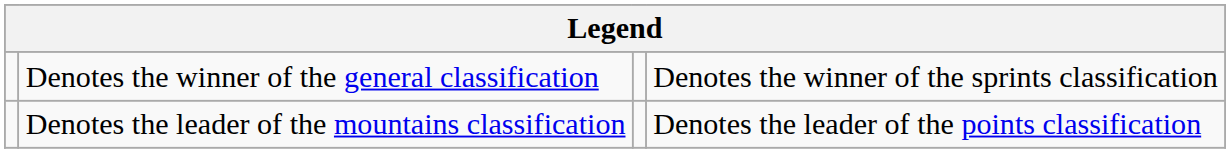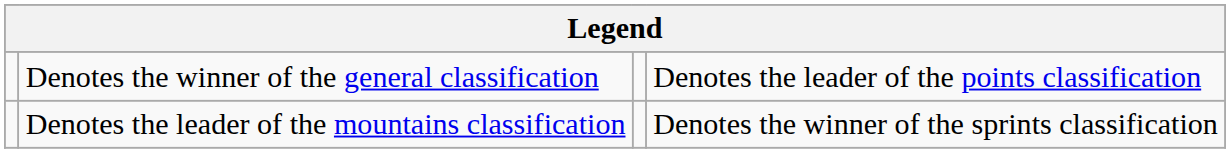(936, 76) Denotes the winner of the sprints classification -> (927, 76) Denotes the leader of the points classification
(927, 123) Denotes the leader of the points classification -> (936, 123) Denotes the winner of the sprints classification
